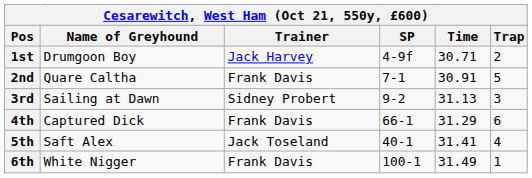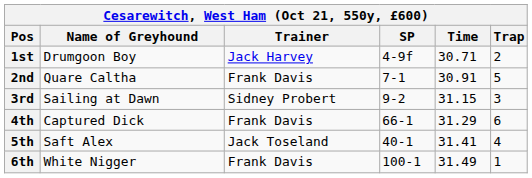(457, 99) 31.13 -> (457, 99) 31.15
